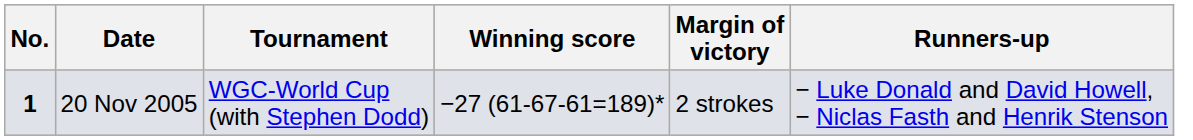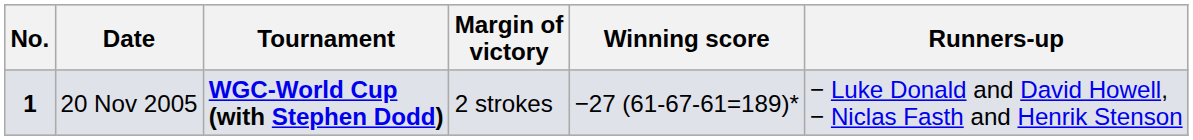columns swapped: (552, 38) <-> (730, 38)
(319, 103) normal -> (326, 103) bold
